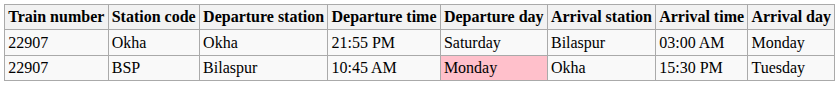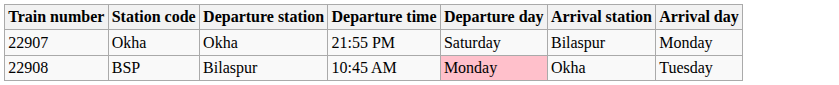- column: (702, 17)
(28, 67) 22907 -> (28, 67) 22908
